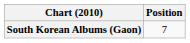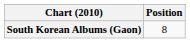(164, 29) 7 -> (164, 29) 8
